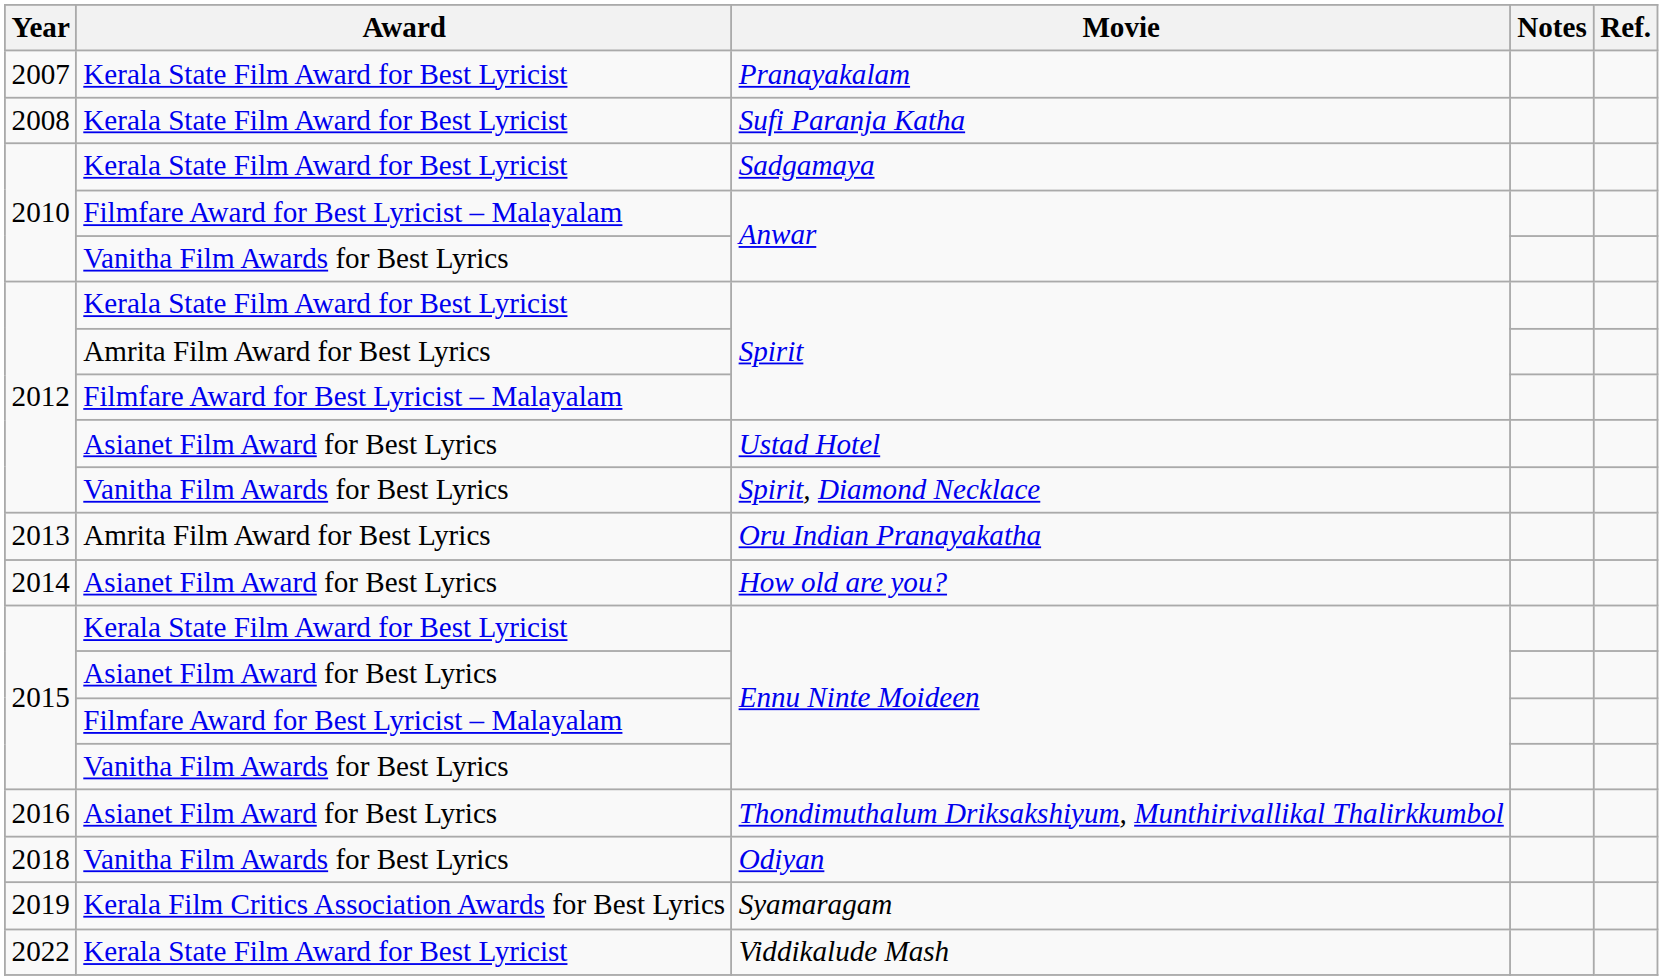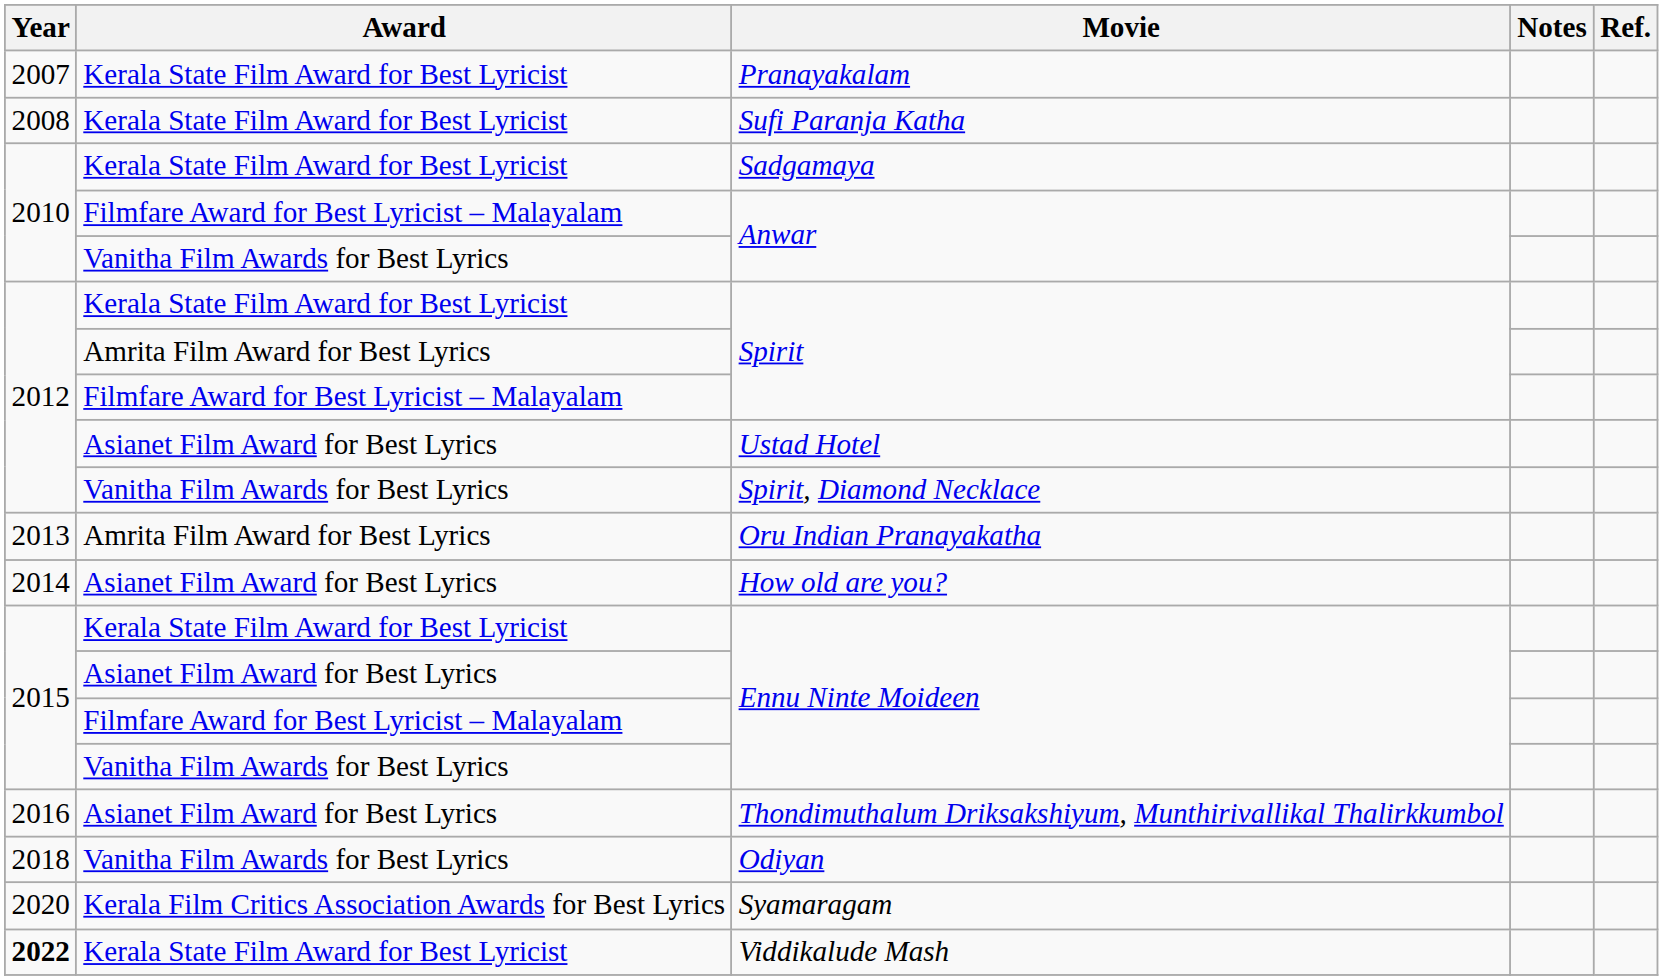(41, 905) 2019 -> (41, 905) 2020
(41, 951) normal -> (41, 951) bold
